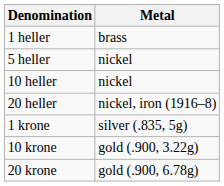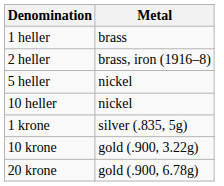+ row: (29, 59)
- row: (32, 103)
